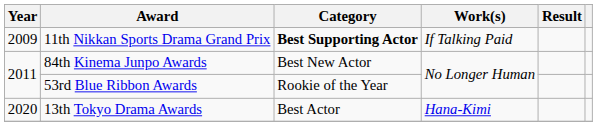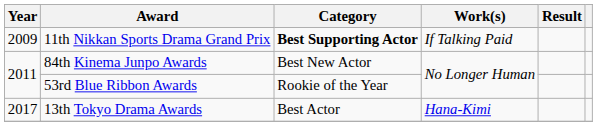(23, 109) 2020 -> (23, 109) 2017
